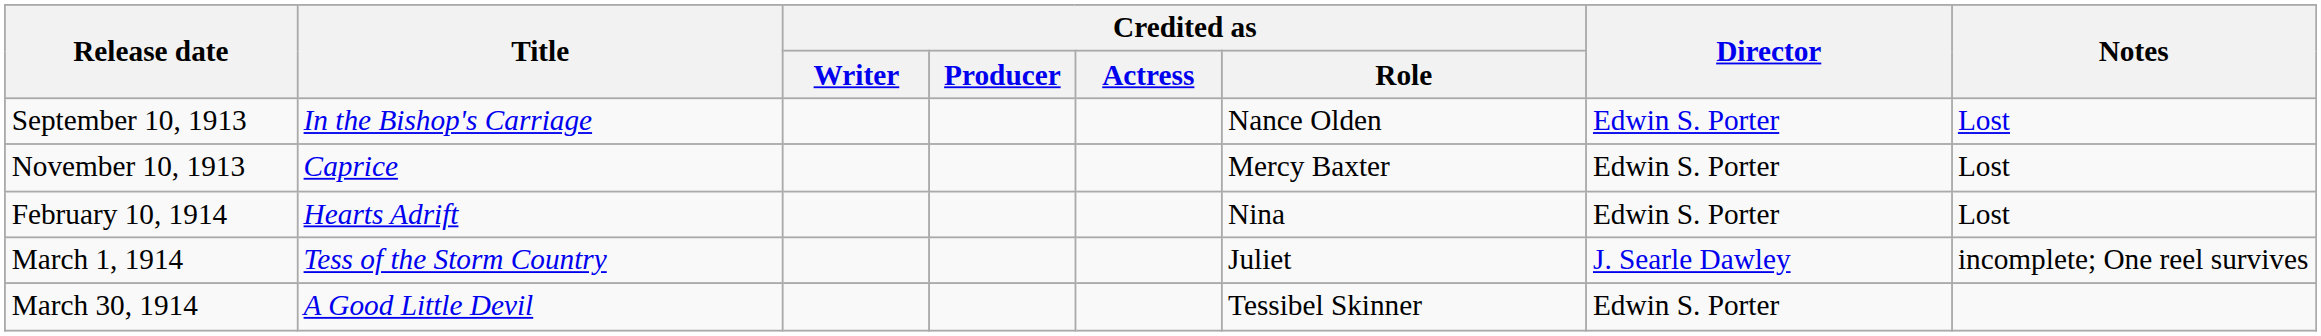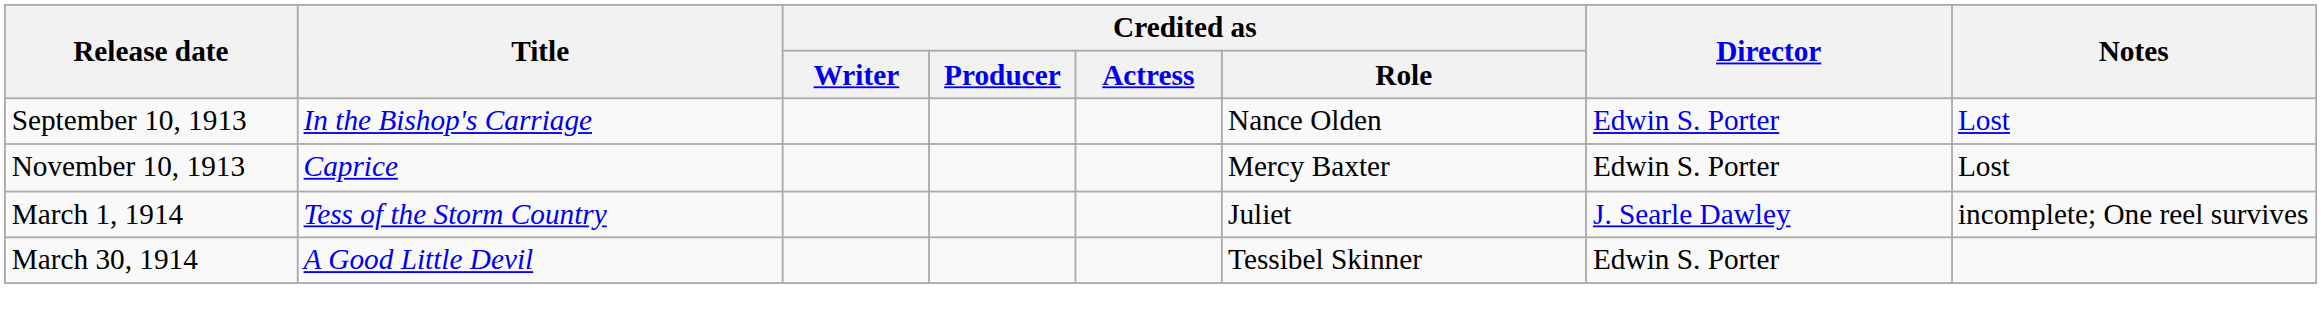- row: (119, 213)
